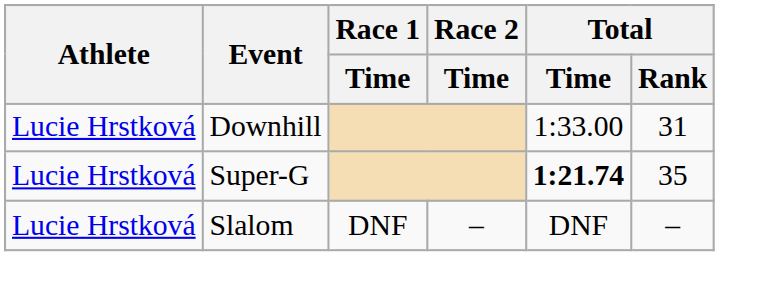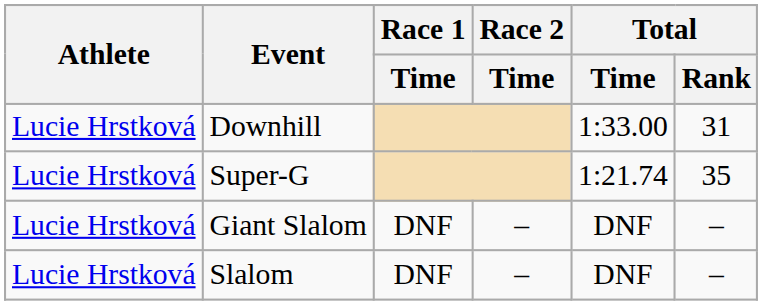(578, 176) bold -> (623, 176) normal
+ row: (288, 225)
